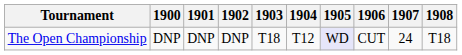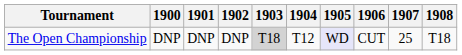(269, 38) no background -> (269, 38) lightgrey background
(405, 38) 24 -> (405, 38) 25
